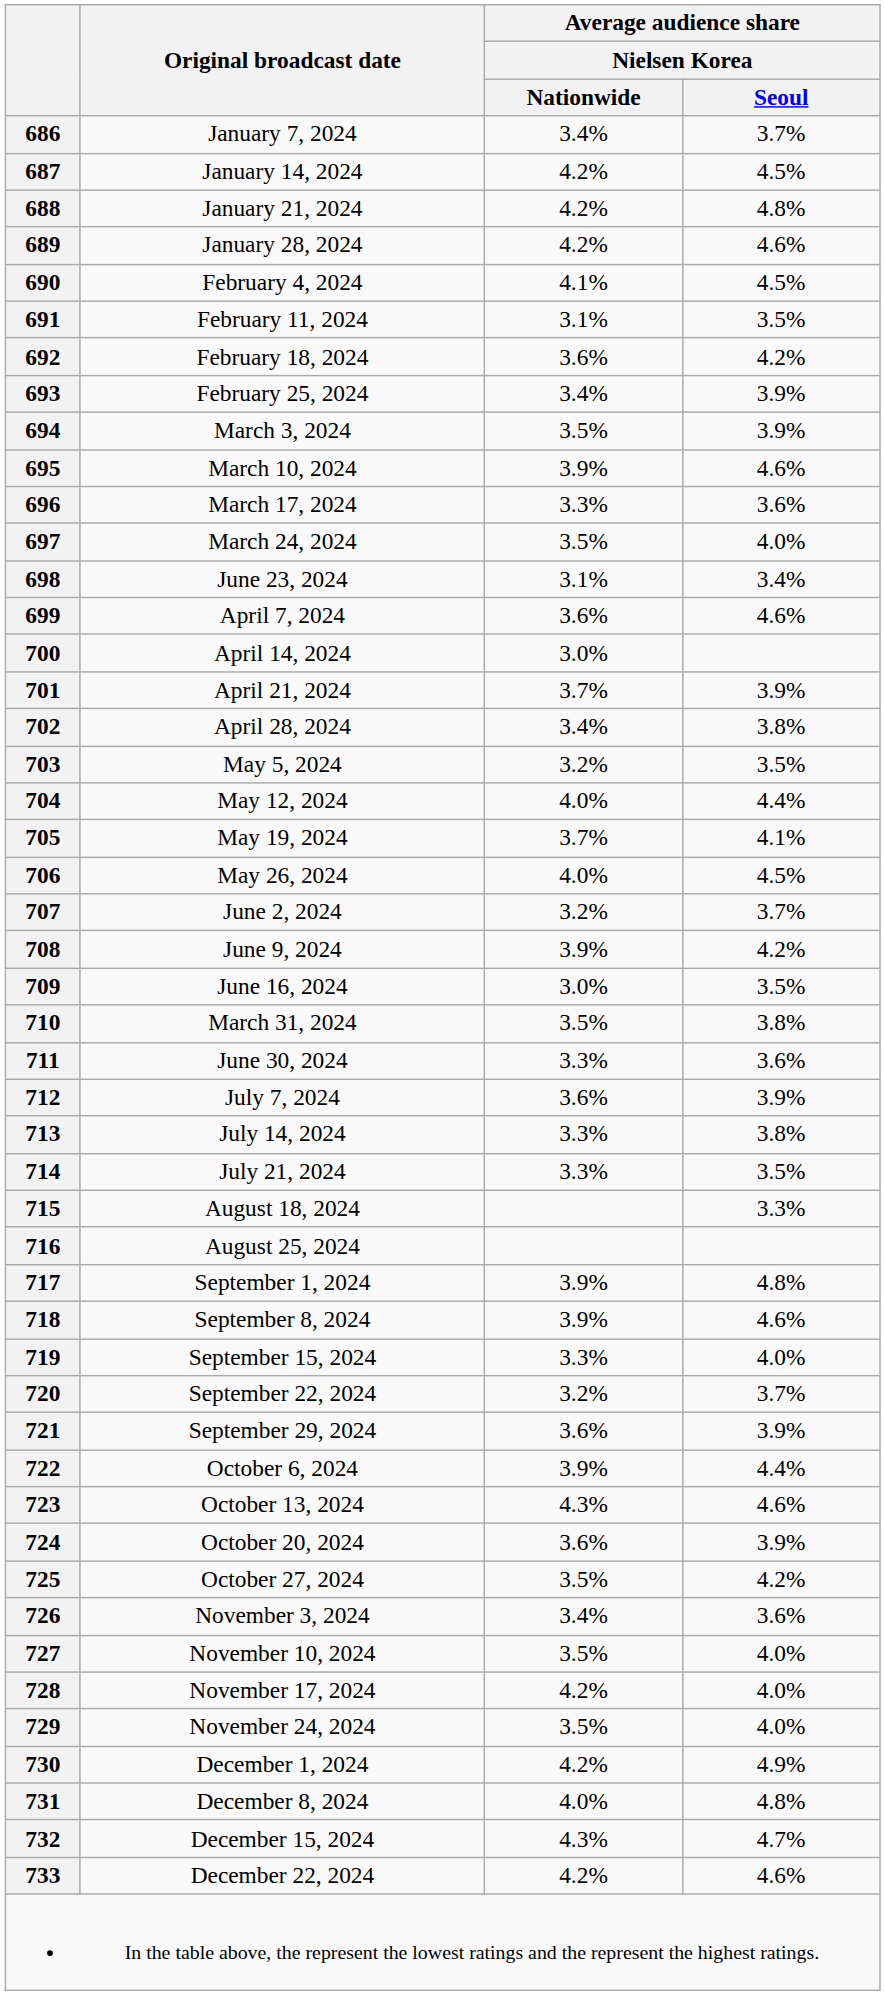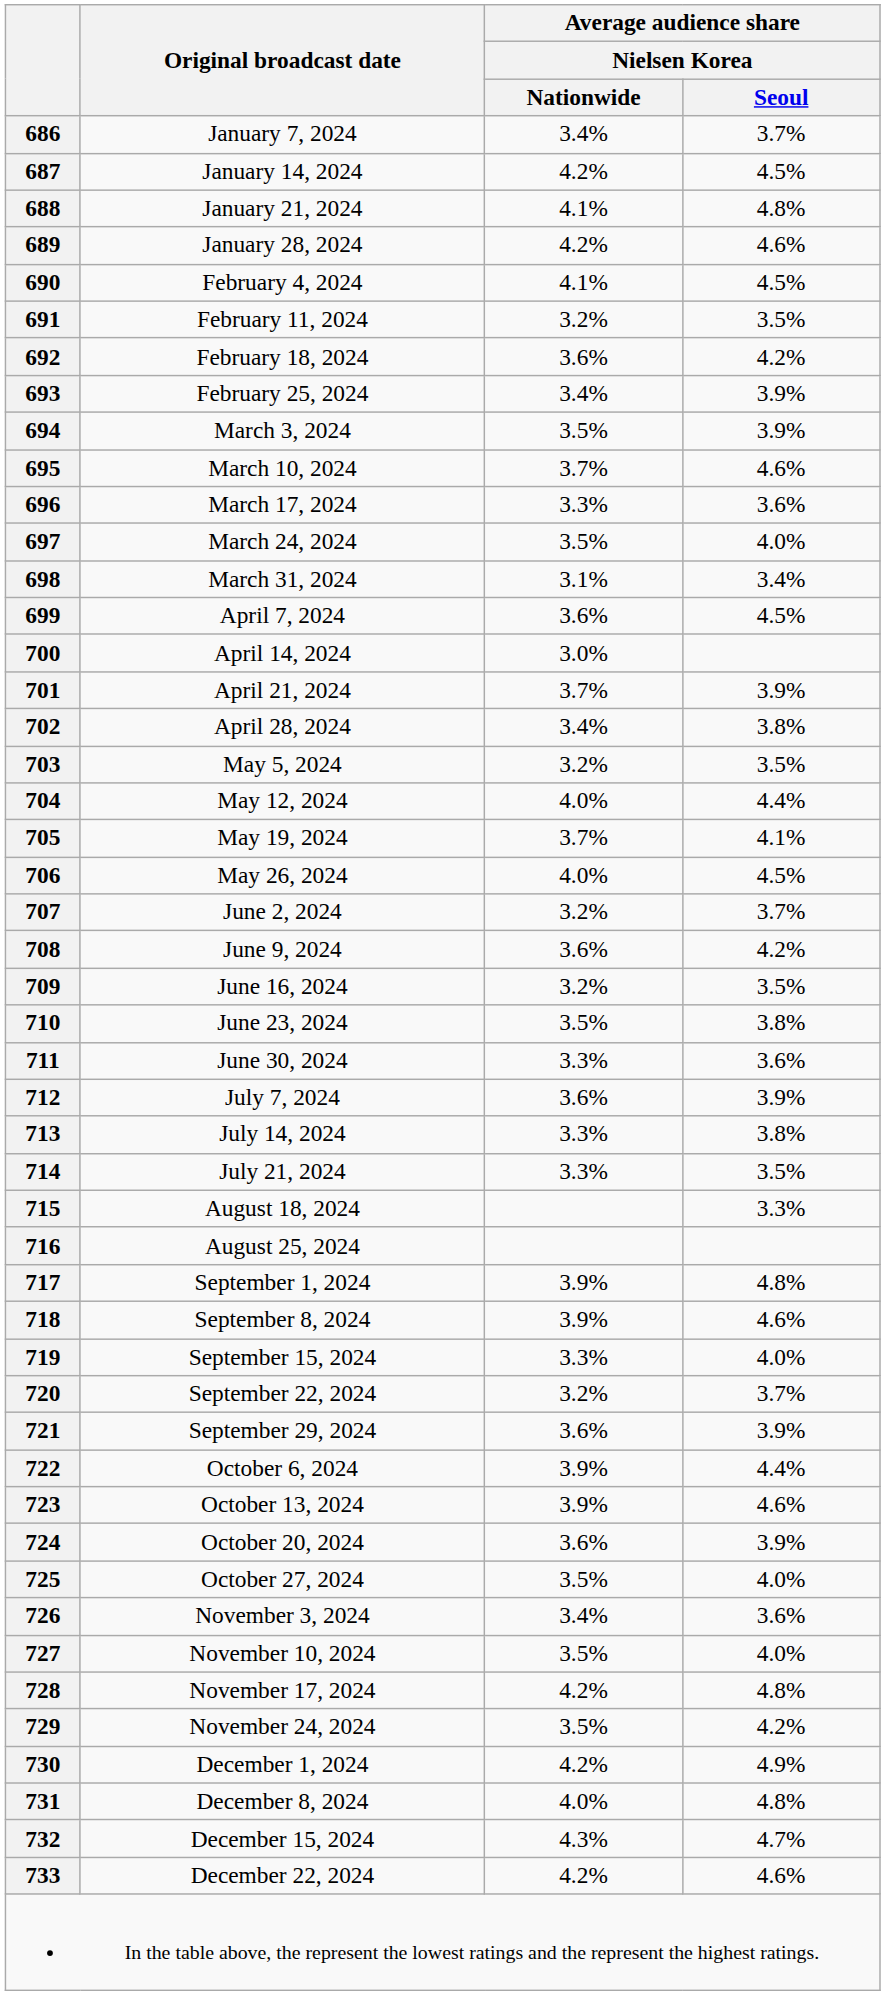(584, 208) 4.2% -> (584, 208) 4.1%
(584, 319) 3.1% -> (584, 319) 3.2%
(584, 467) 3.9% -> (584, 467) 3.7%
(282, 578) June 23, 2024 -> (282, 578) March 31, 2024
(781, 615) 4.6% -> (781, 615) 4.5%
(584, 949) 3.9% -> (584, 949) 3.6%
(584, 986) 3.0% -> (584, 986) 3.2%
(282, 1023) March 31, 2024 -> (282, 1023) June 23, 2024
(584, 1504) 4.3% -> (584, 1504) 3.9%
(781, 1579) 4.2% -> (781, 1579) 4.0%
(781, 1690) 4.0% -> (781, 1690) 4.8%
(781, 1727) 4.0% -> (781, 1727) 4.2%
